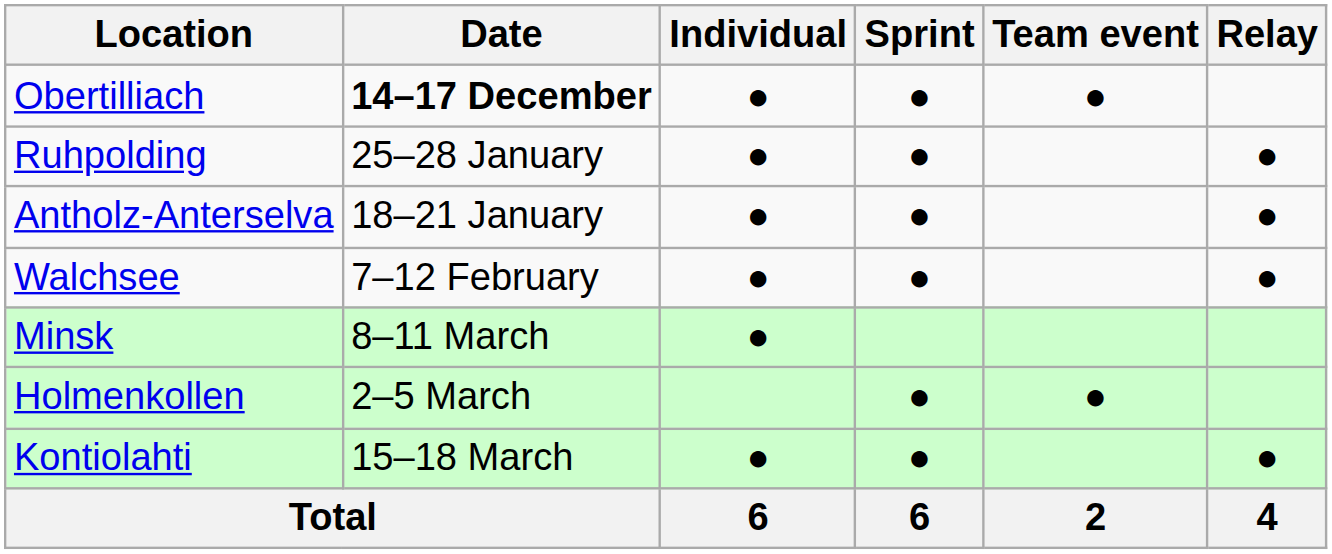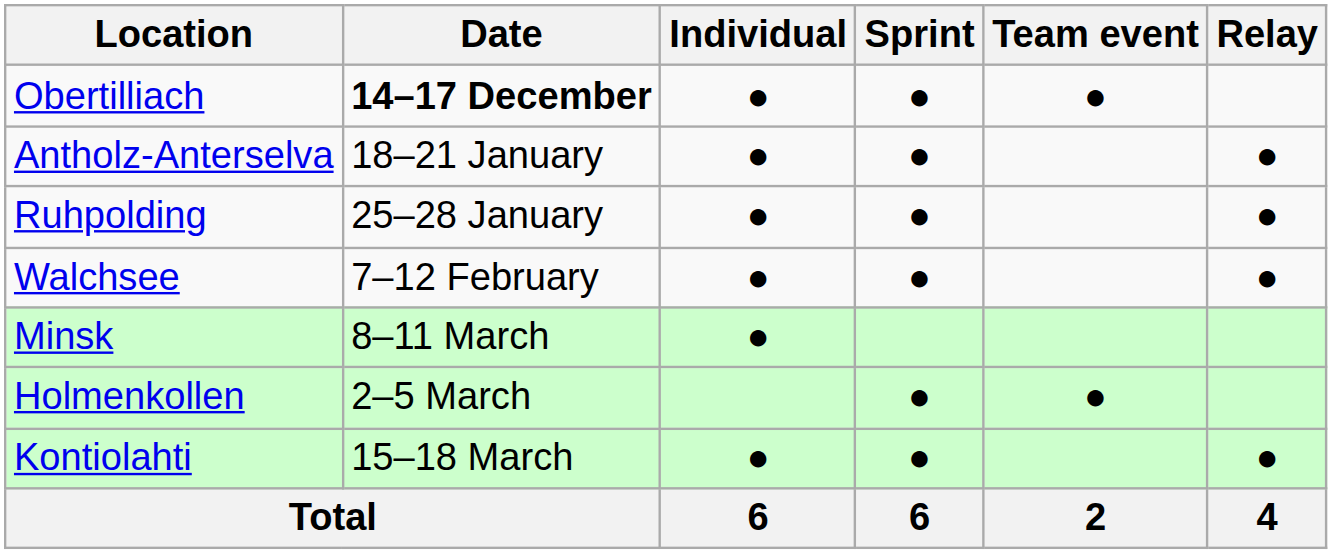rows swapped: (174, 215) <-> (110, 155)
